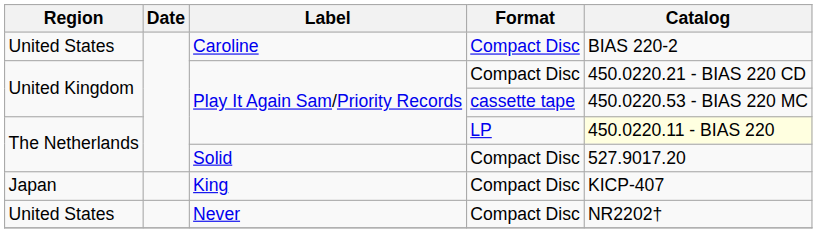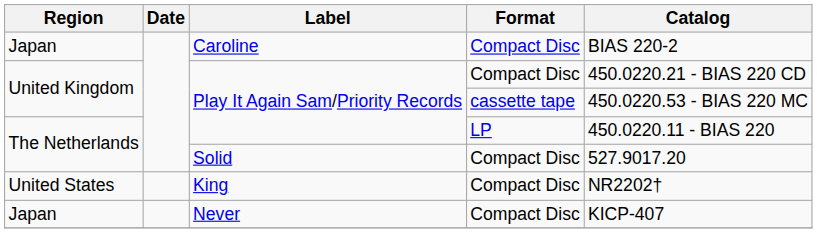(61, 46) United States -> (33, 46) Japan
(681, 130) lightyellow background -> (681, 130) no background
(33, 185) Japan -> (61, 185) United States
(626, 185) KICP-407 -> (625, 185) NR2202†
(61, 213) United States -> (33, 213) Japan
(625, 213) NR2202† -> (626, 213) KICP-407
